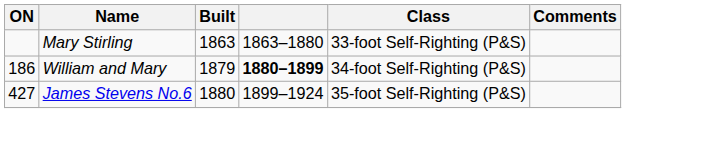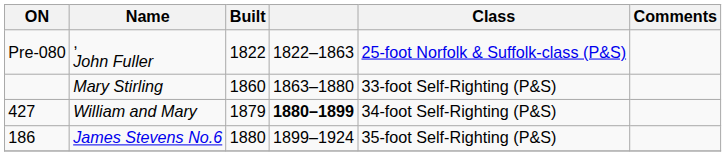+ row: (113, 52)
(217, 42) 1863 -> (248, 86) 1860
(22, 68) 186 -> (22, 112) 427
(22, 94) 427 -> (22, 138) 186
